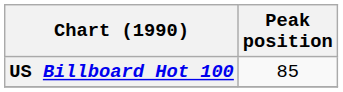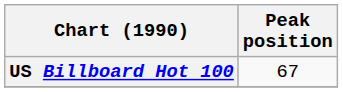(288, 72) 85 -> (288, 72) 67
